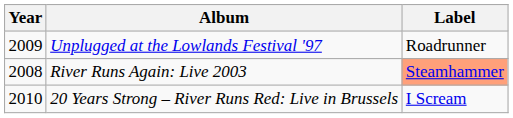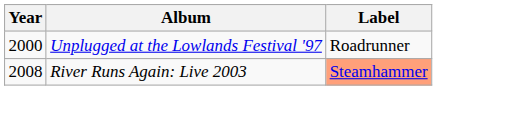(25, 44) 2009 -> (25, 44) 2000
- row: (224, 98)
